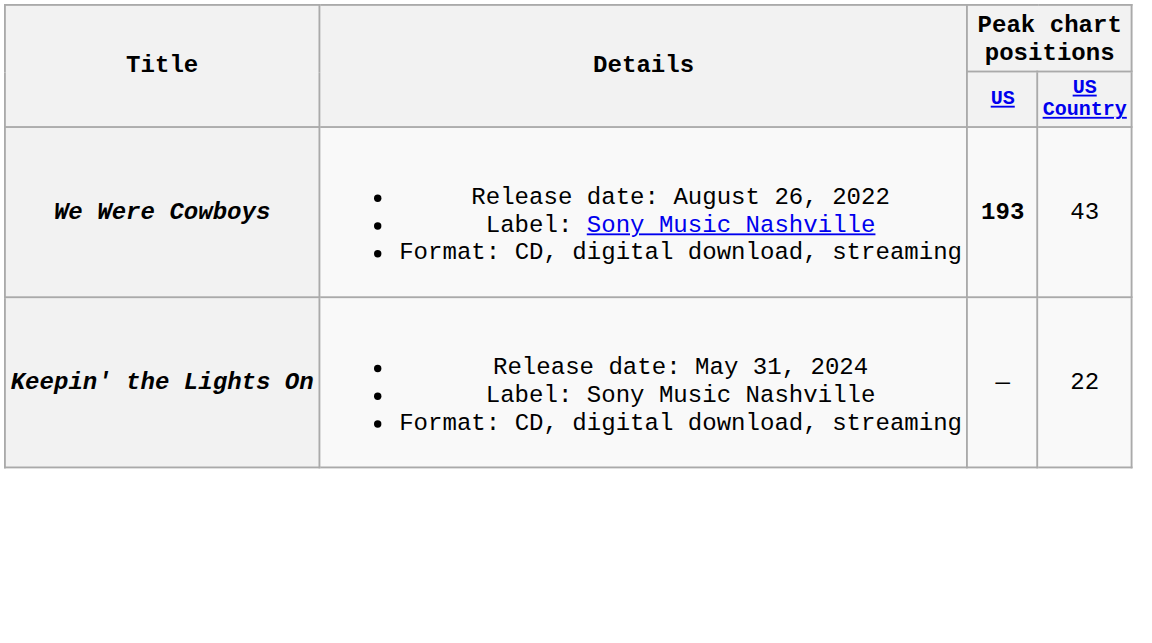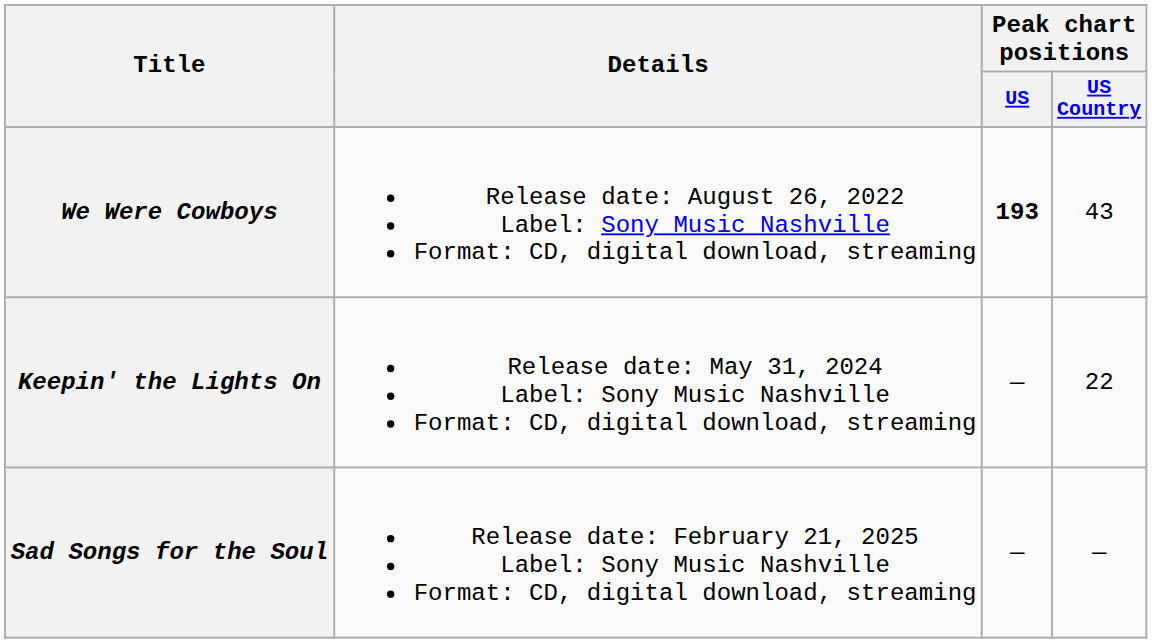+ row: (169, 552)
